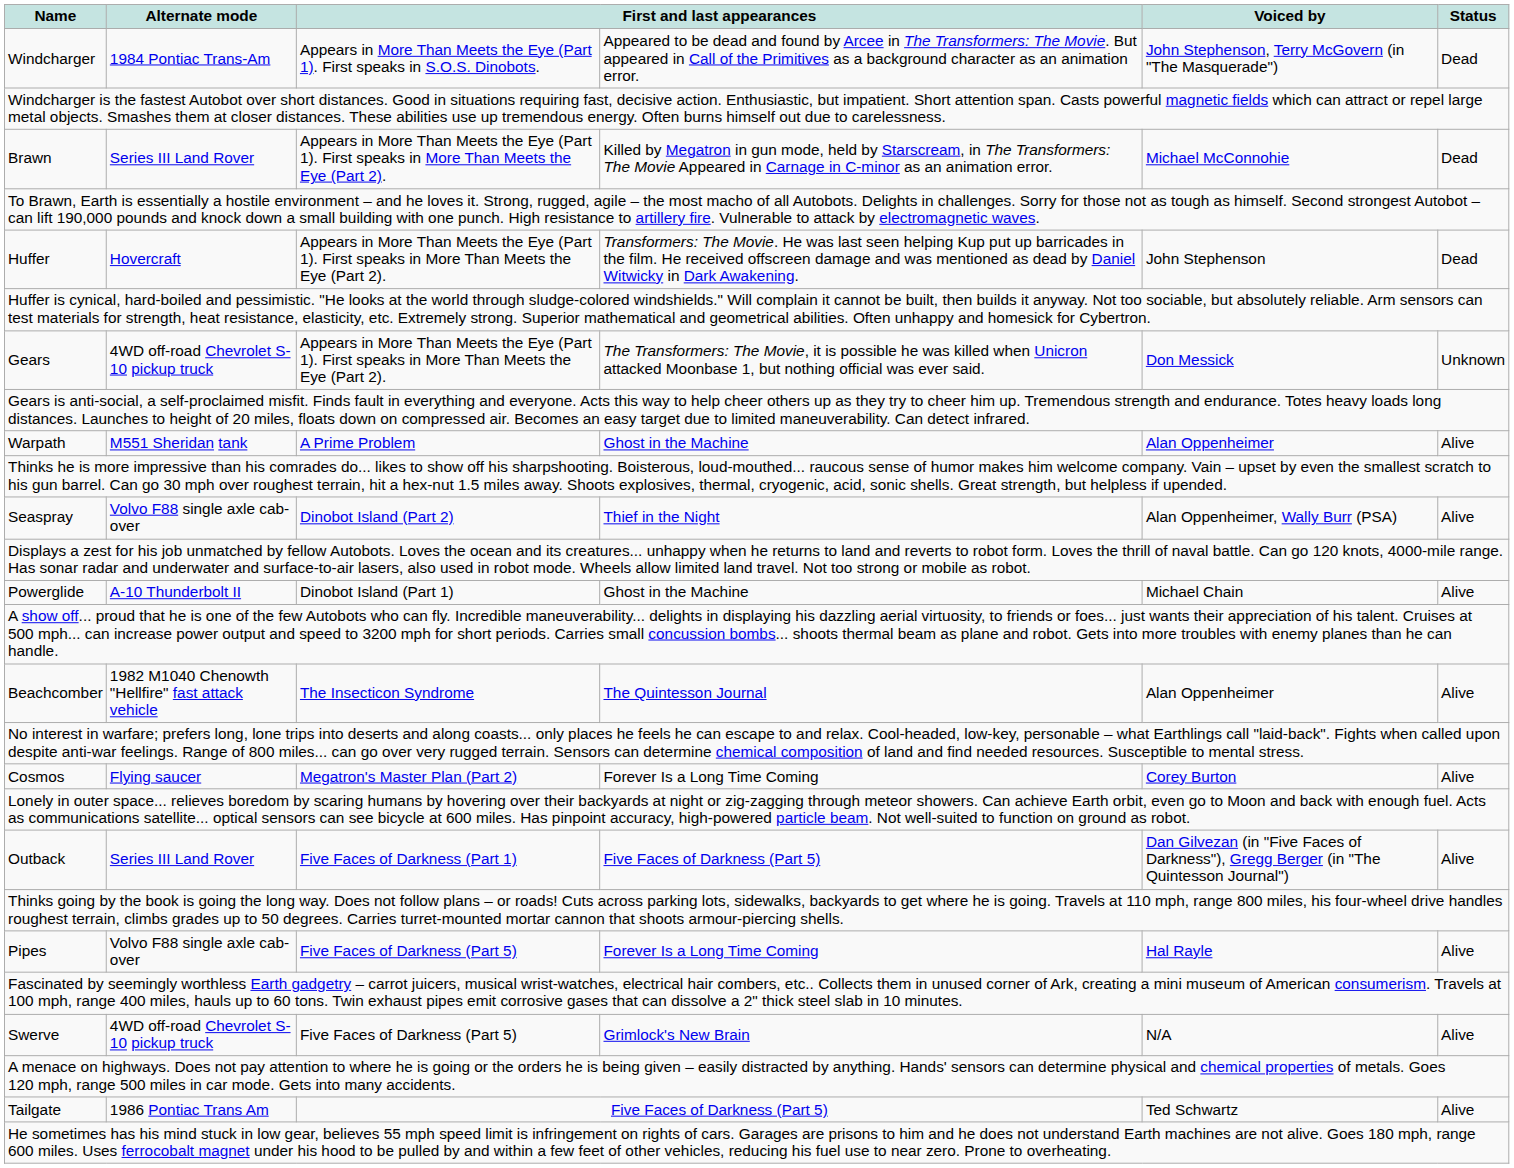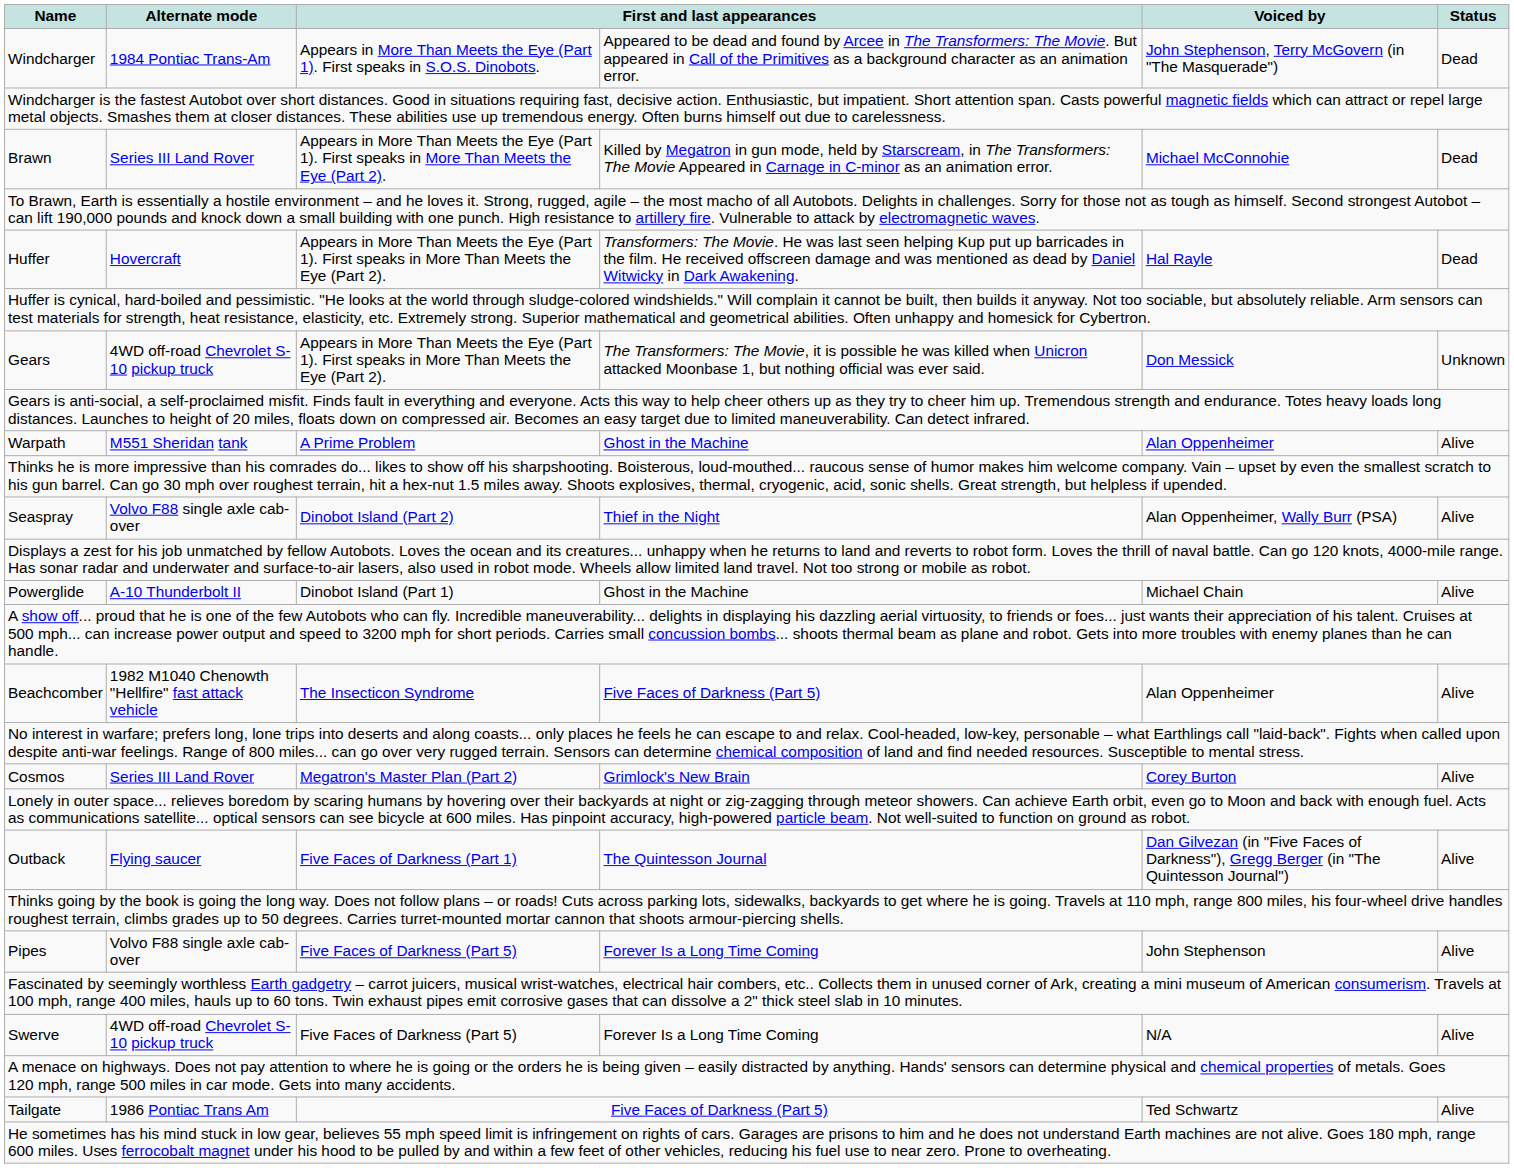(1206, 259) John Stephenson -> (1179, 259) Hal Rayle
(685, 693) The Quintesson Journal -> (712, 693) Five Faces of Darkness (Part 5)
(156, 776) Flying saucer -> (182, 776) Series III Land Rover
(711, 776) Forever Is a Long Time Coming -> (677, 776) Grimlock's New Brain
(182, 859) Series III Land Rover -> (156, 859) Flying saucer
(712, 859) Five Faces of Darkness (Part 5) -> (685, 859) The Quintesson Journal
(1179, 951) Hal Rayle -> (1206, 951) John Stephenson
(677, 1034) Grimlock's New Brain -> (711, 1034) Forever Is a Long Time Coming
